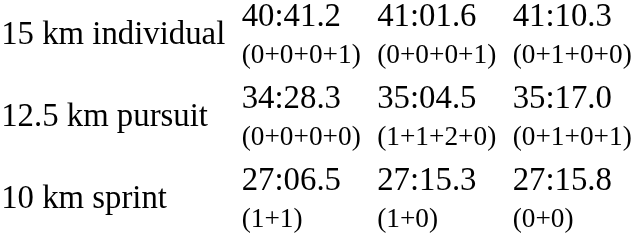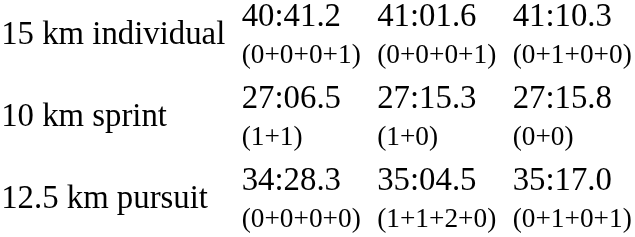rows swapped: (84, 197) <-> (105, 115)
